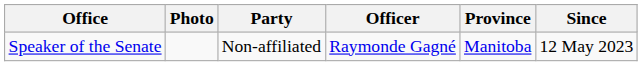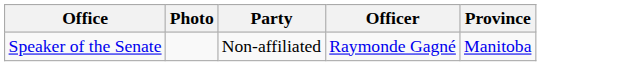- column: (586, 18)
